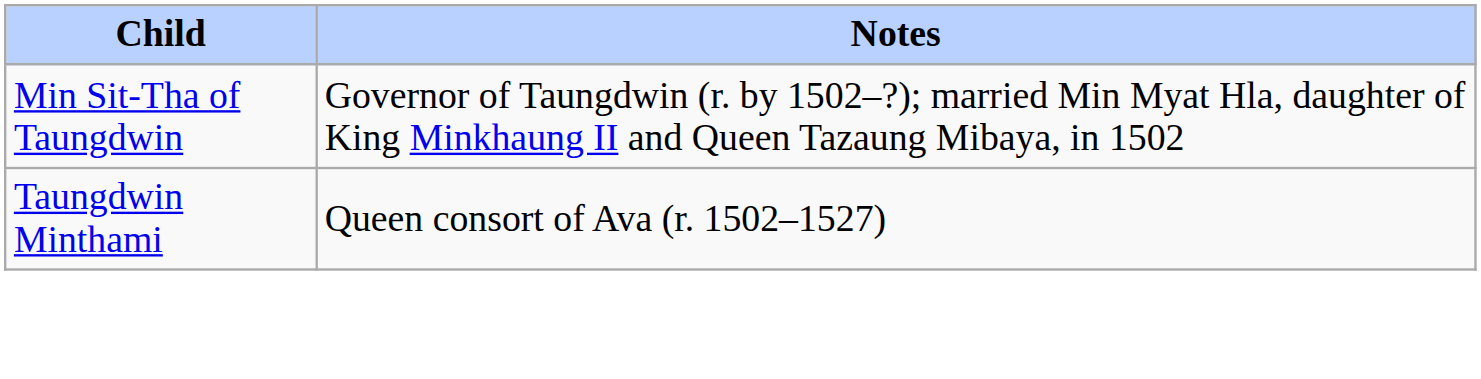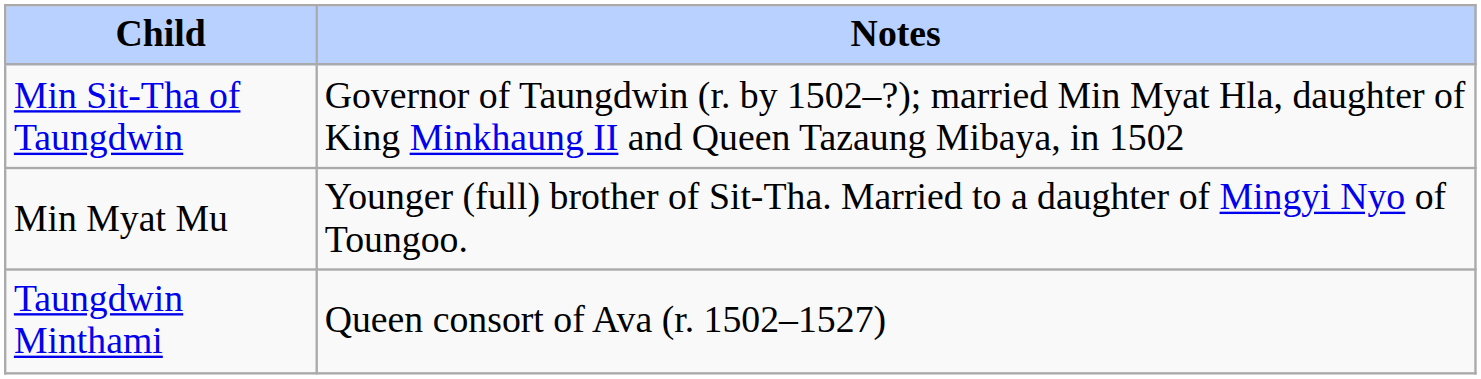+ row: (121, 217)
